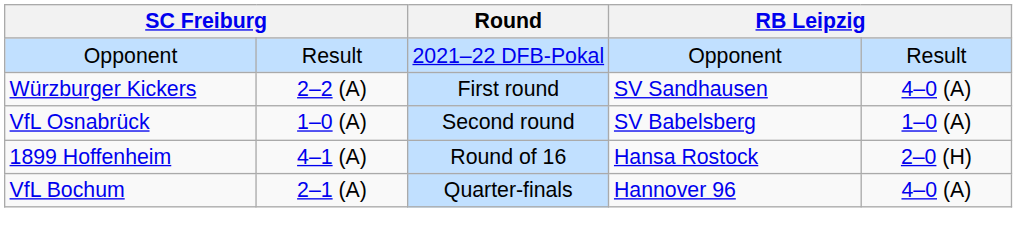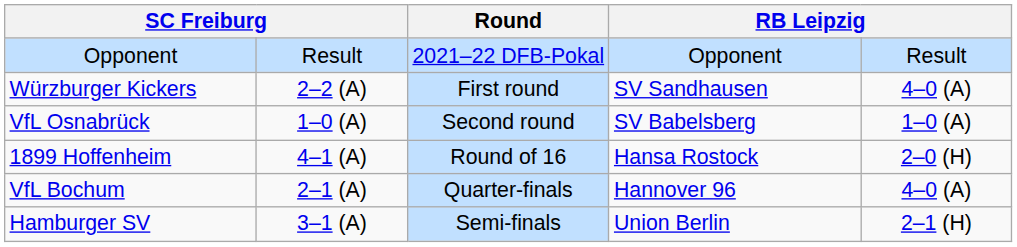+ row: (80, 223)
